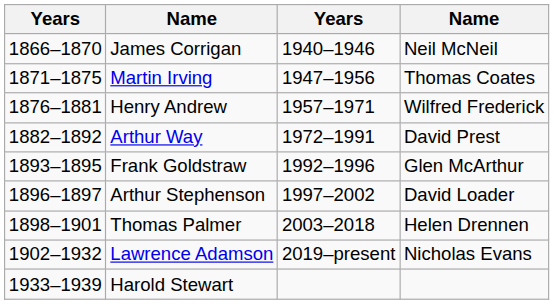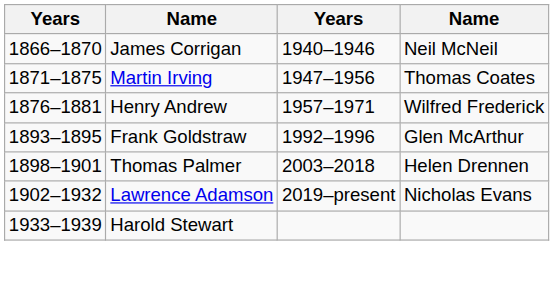- row: (156, 136)
- row: (188, 195)
